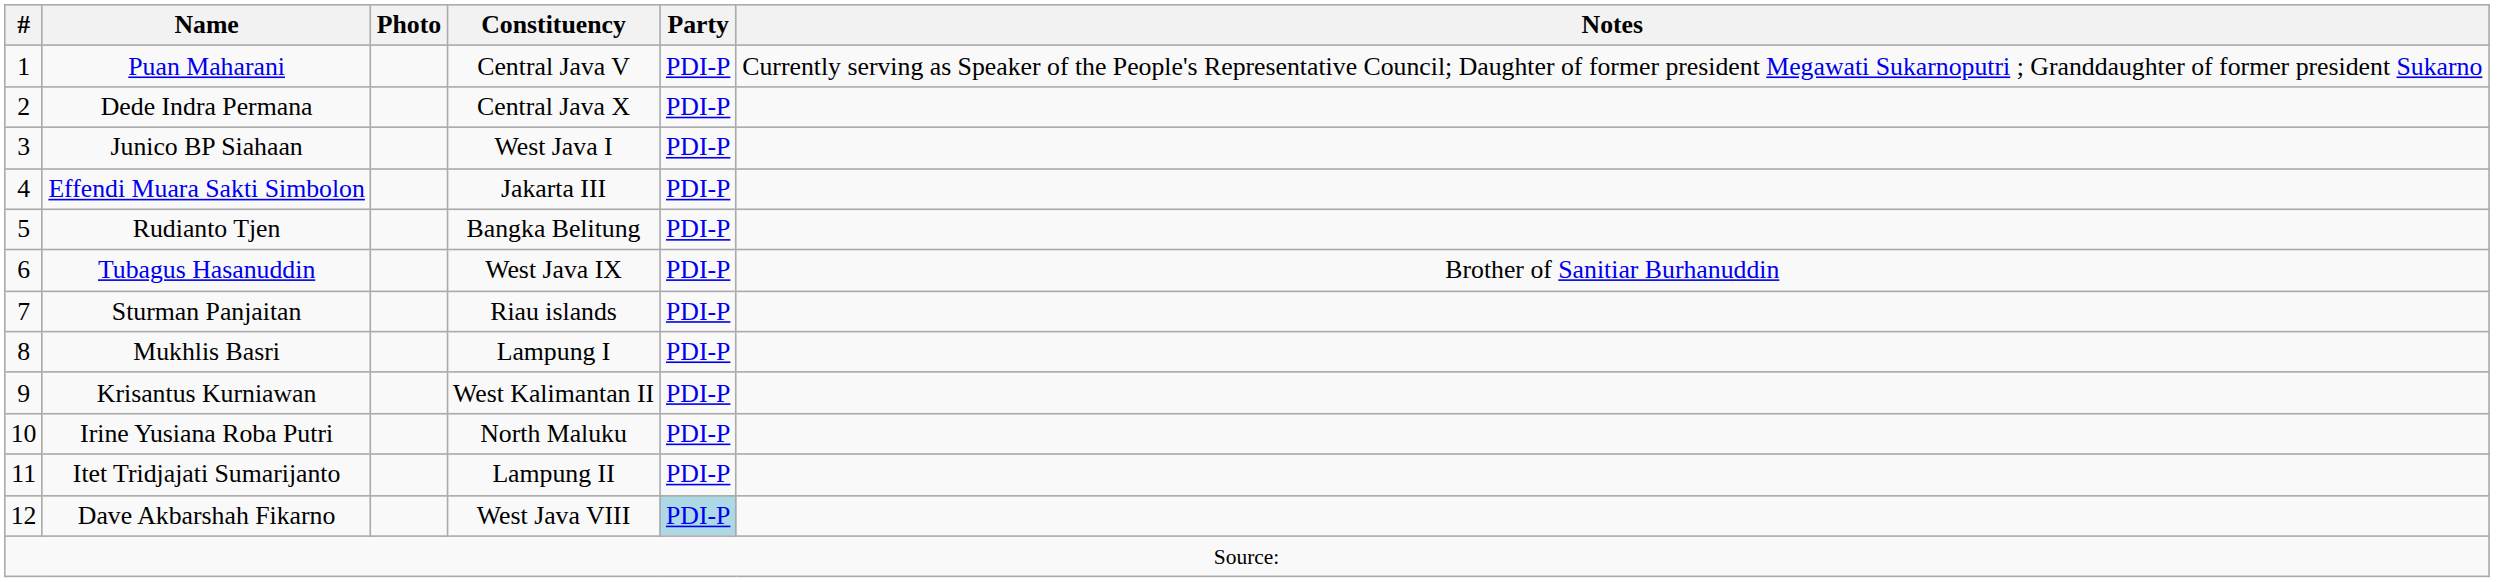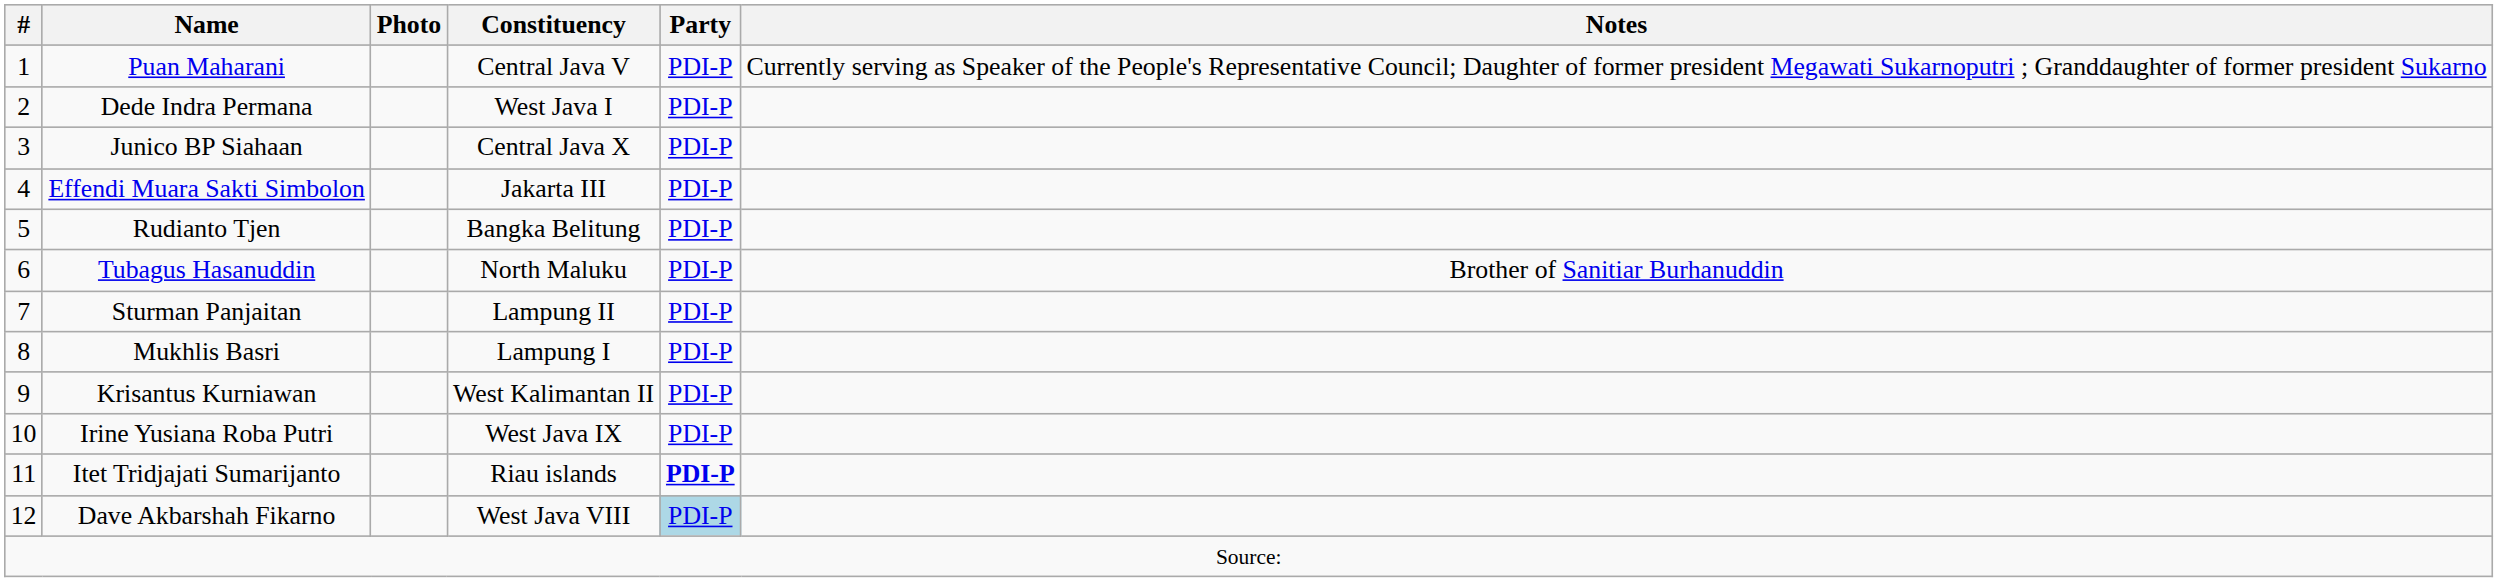(554, 106) Central Java X -> (554, 106) West Java I
(554, 147) West Java I -> (554, 147) Central Java X
(554, 270) West Java IX -> (554, 270) North Maluku
(554, 310) Riau islands -> (554, 310) Lampung II
(554, 433) North Maluku -> (554, 433) West Java IX
(554, 474) Lampung II -> (554, 474) Riau islands
(698, 474) normal -> (700, 474) bold
